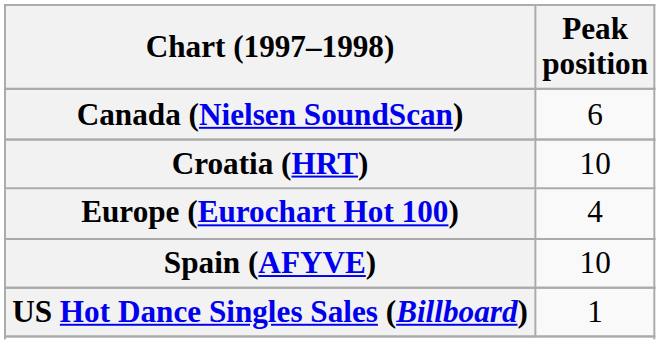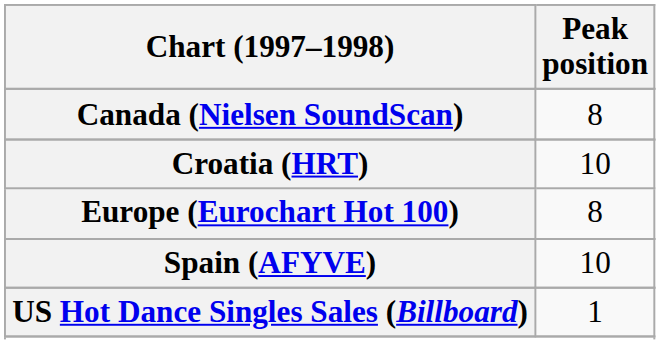(595, 113) 6 -> (595, 113) 8
(595, 212) 4 -> (595, 212) 8
